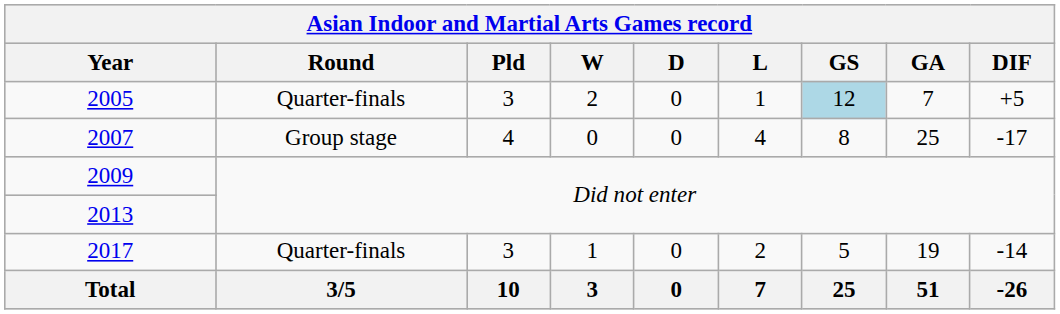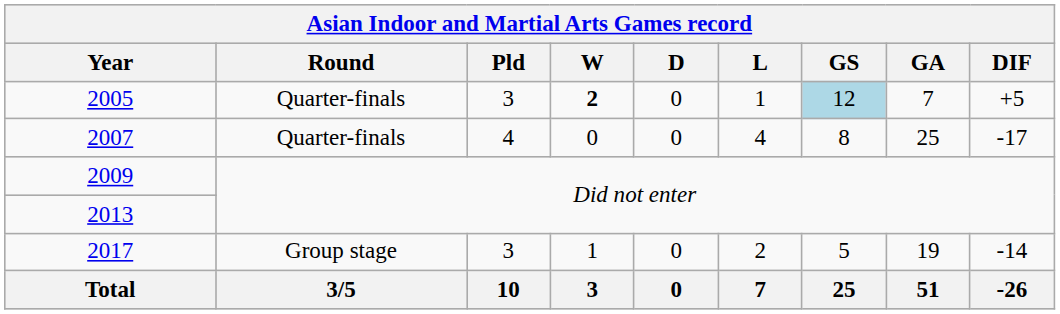(592, 99) normal -> (592, 99) bold
(341, 137) Group stage -> (341, 137) Quarter-finals
(341, 251) Quarter-finals -> (341, 251) Group stage
